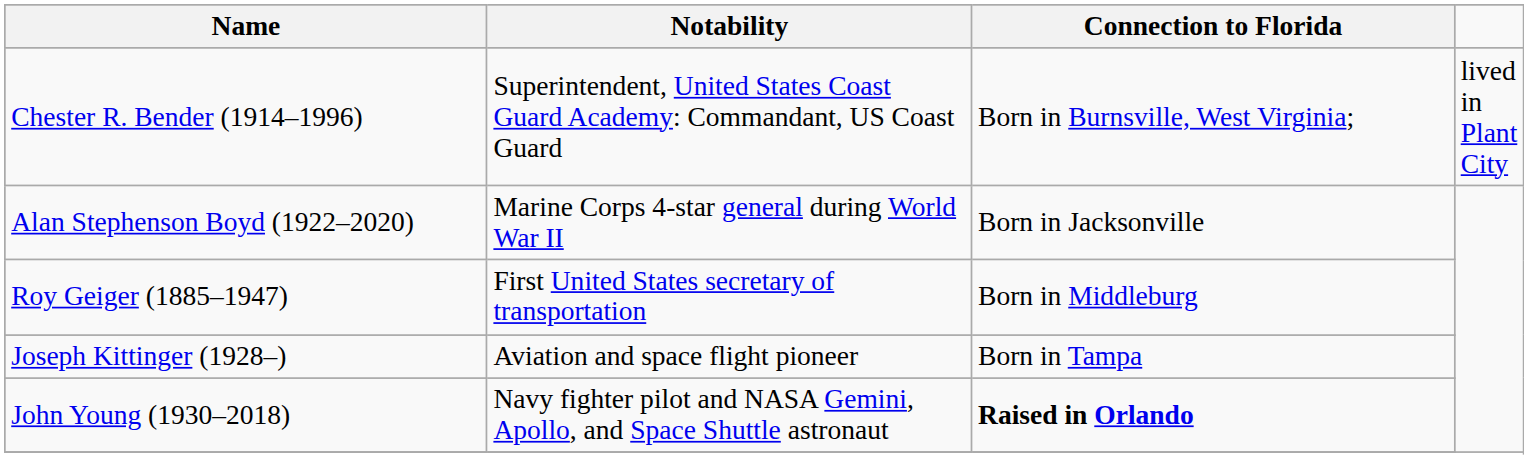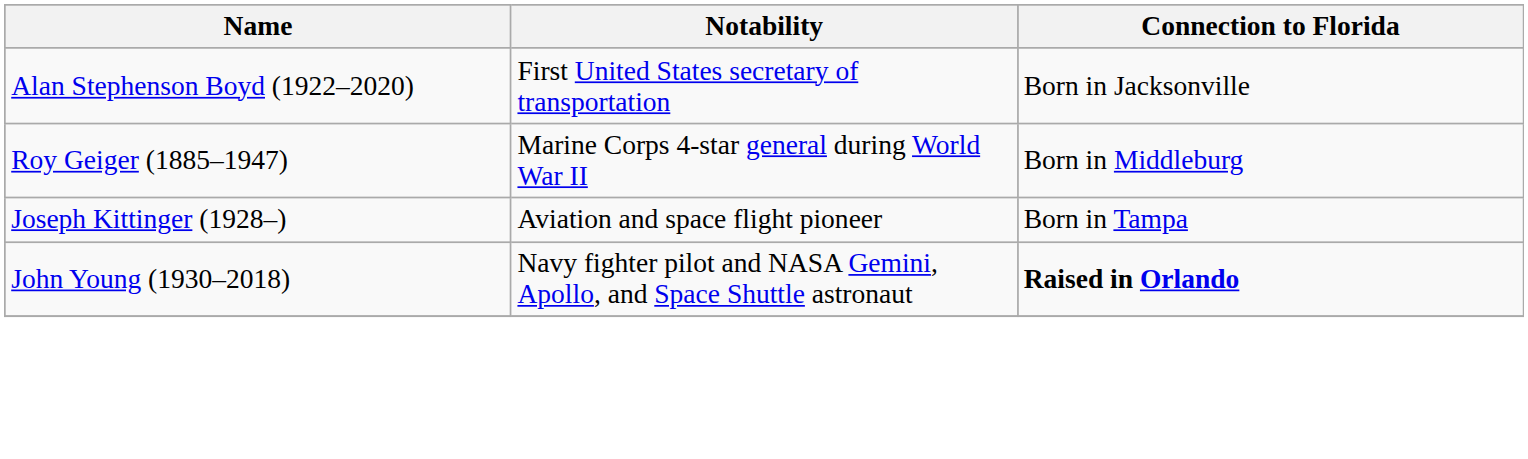- row: (187, 116)
(725, 221) Marine Corps 4-star general during World War II -> (688, 85) First United States secretary of transportation
(664, 296) First United States secretary of transportation -> (749, 160) Marine Corps 4-star general during World War II
